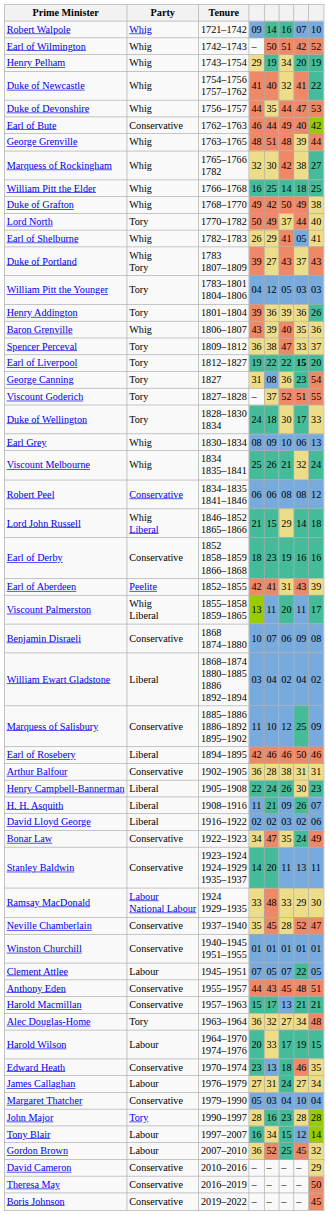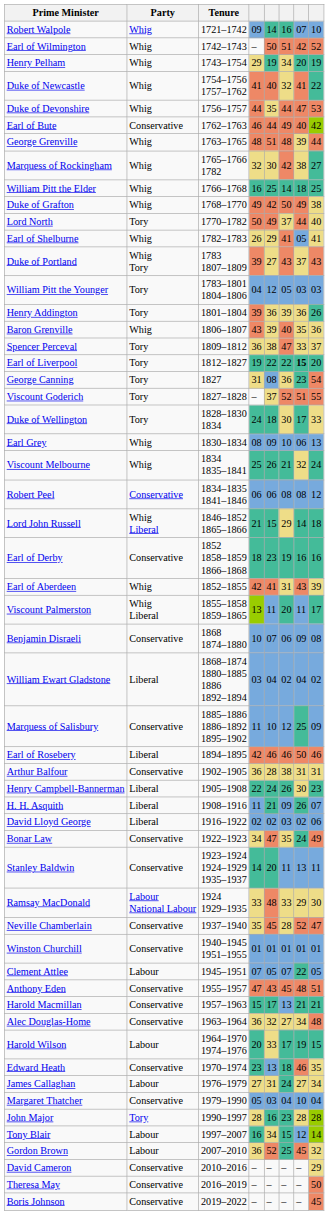(143, 587) Peelite -> (141, 587) Whig
(257, 988) 44 -> (257, 988) 47
(139, 1021) Tory -> (156, 1021) Conservative
